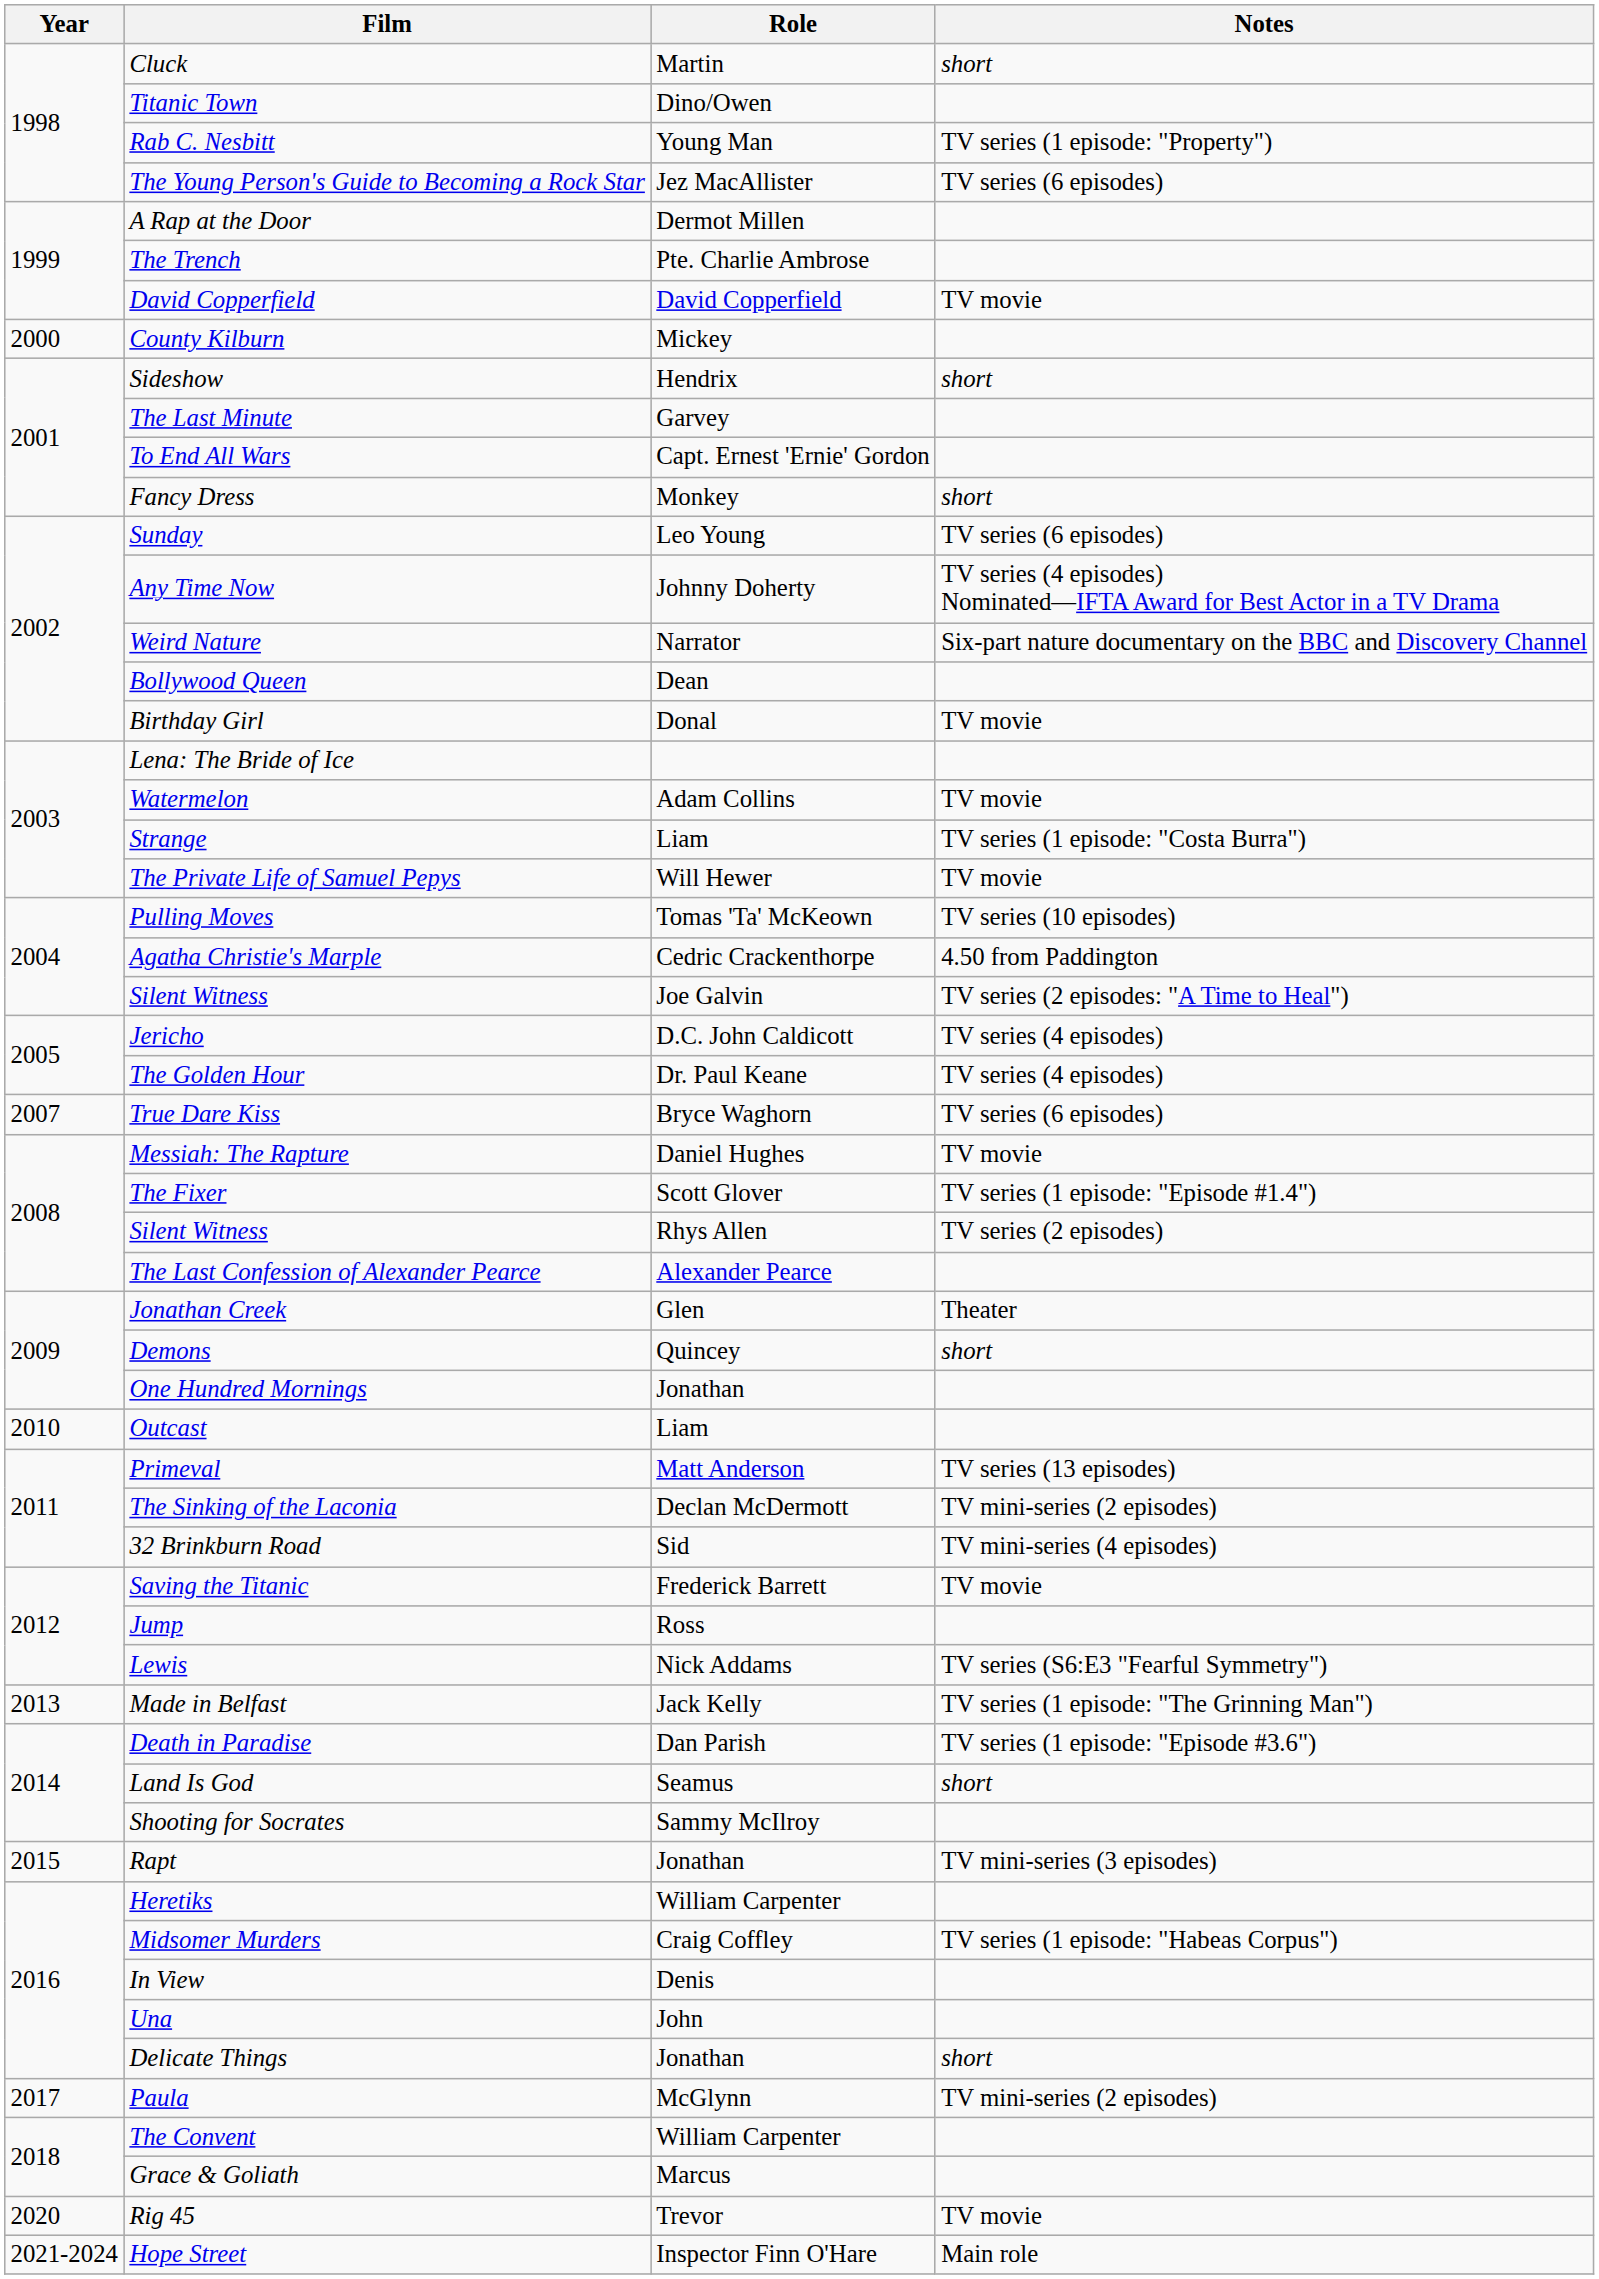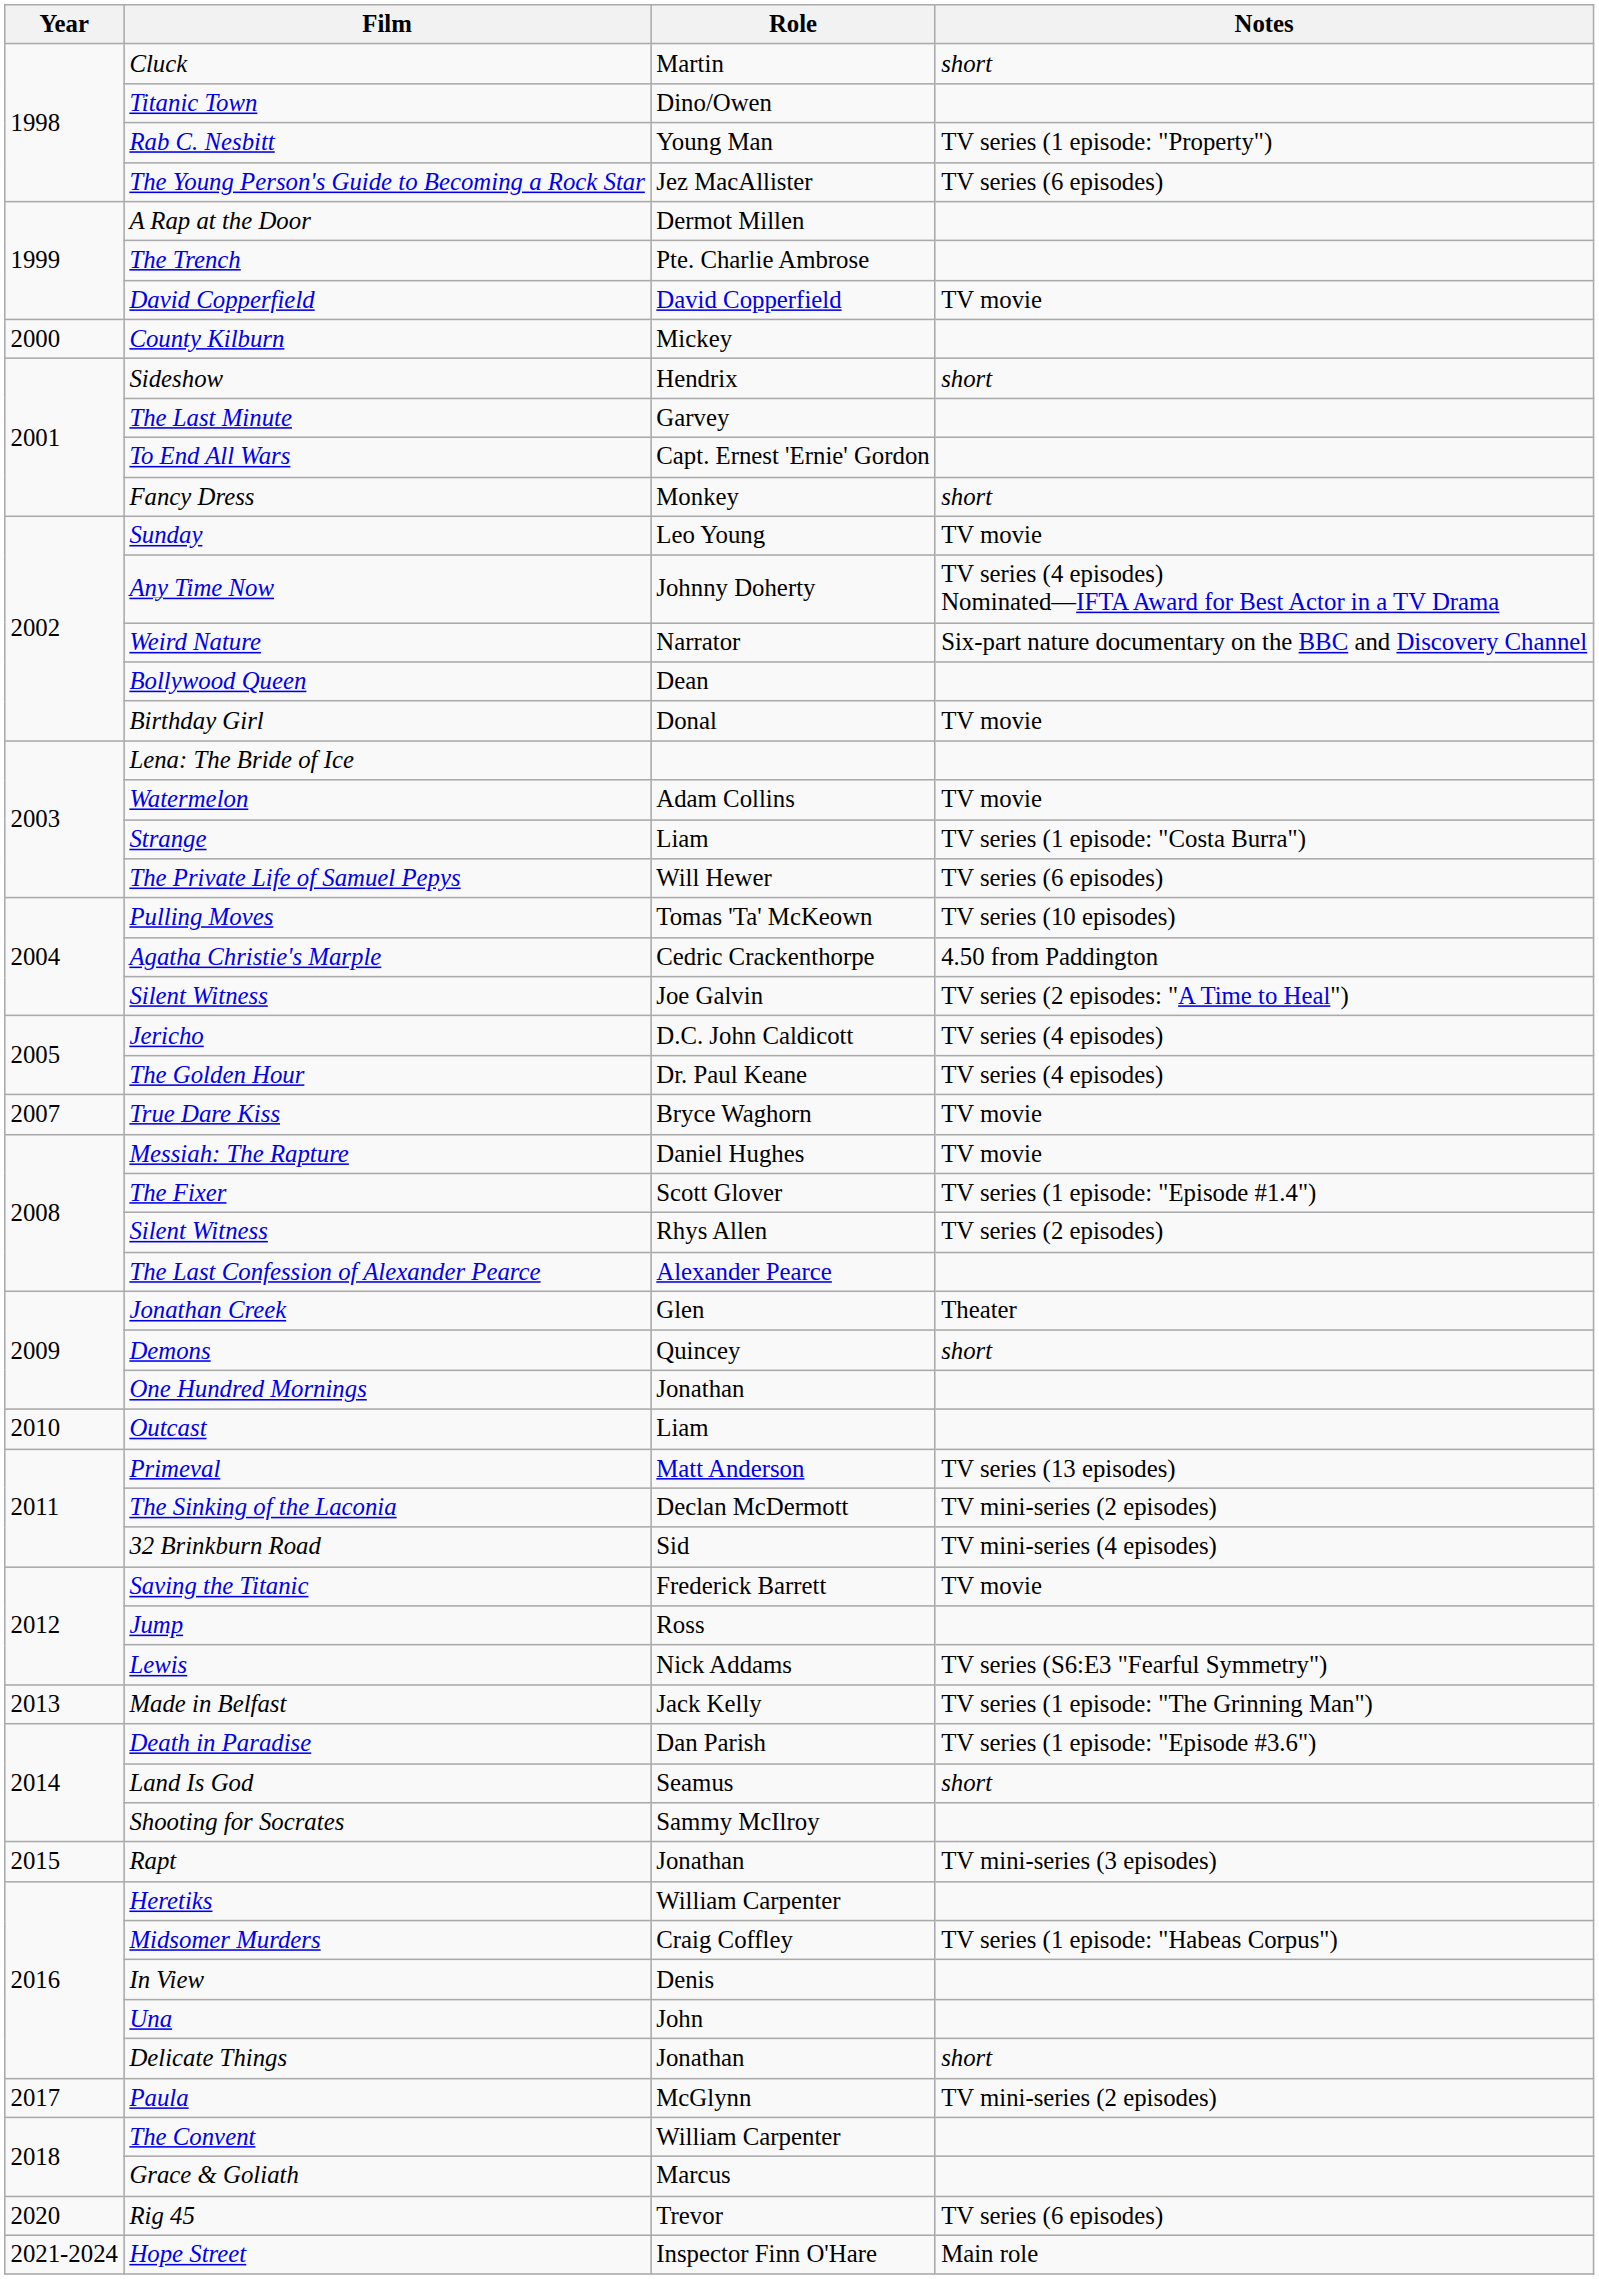(1052, 535) TV series (6 episodes) -> (992, 535) TV movie
(992, 878) TV movie -> (1052, 878) TV series (6 episodes)
(1052, 1114) TV series (6 episodes) -> (992, 1114) TV movie
(992, 2215) TV movie -> (1052, 2215) TV series (6 episodes)
